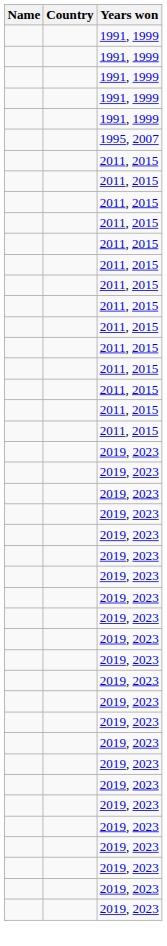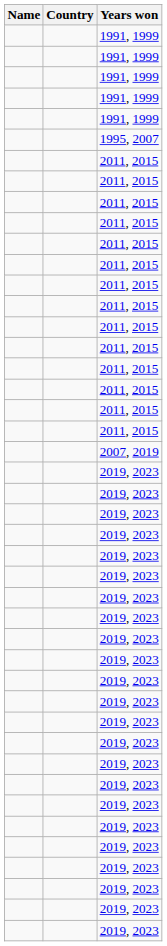+ row: (24, 452)
